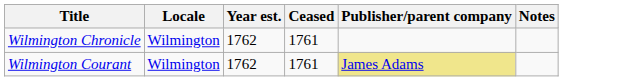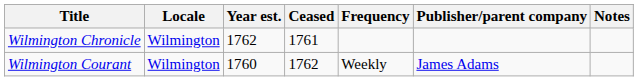+ column: (375, 16)
(242, 64) 1762 -> (242, 64) 1760
(303, 64) 1761 -> (303, 64) 1762
(382, 64) khaki background -> (458, 64) no background
